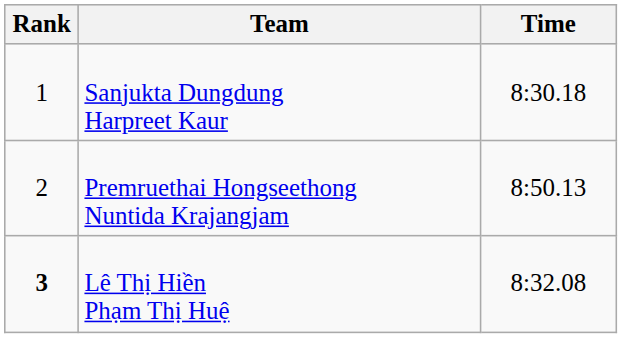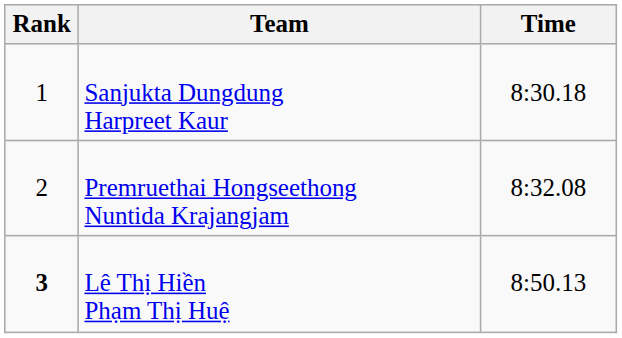(548, 187) 8:50.13 -> (548, 187) 8:32.08
(548, 283) 8:32.08 -> (548, 283) 8:50.13
